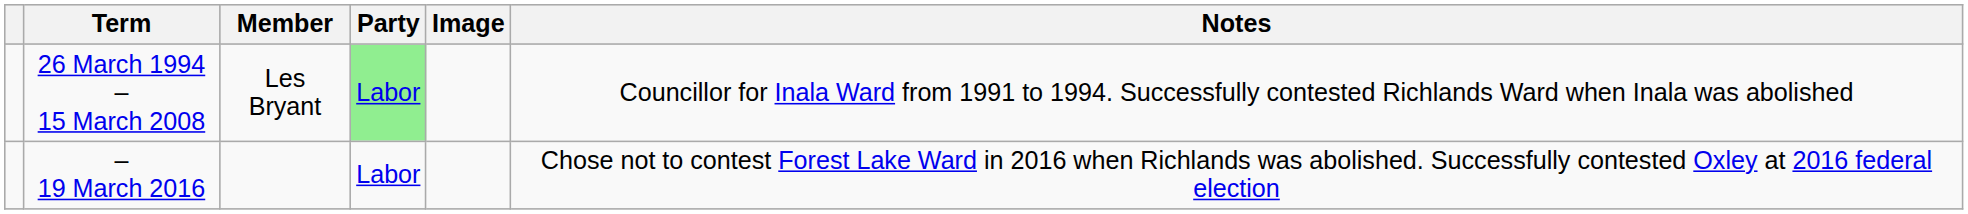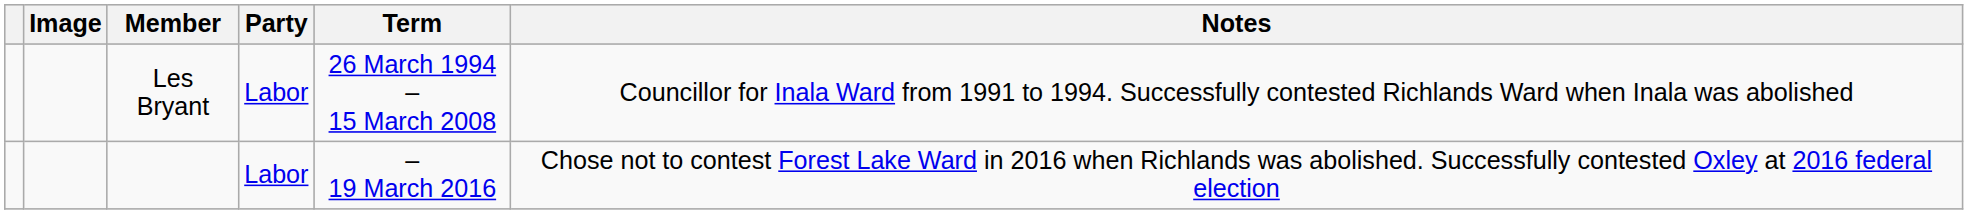columns swapped: (468, 24) <-> (121, 24)
(388, 92) lightgreen background -> (276, 92) no background
